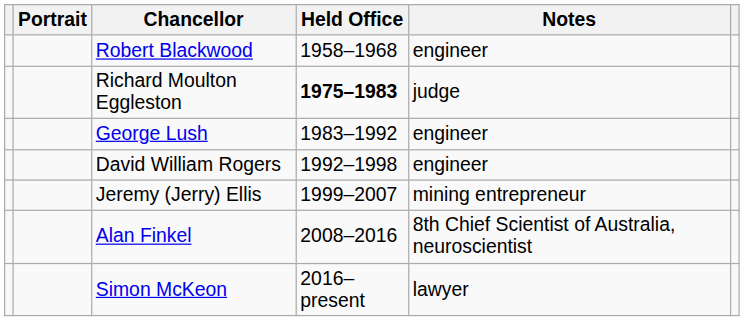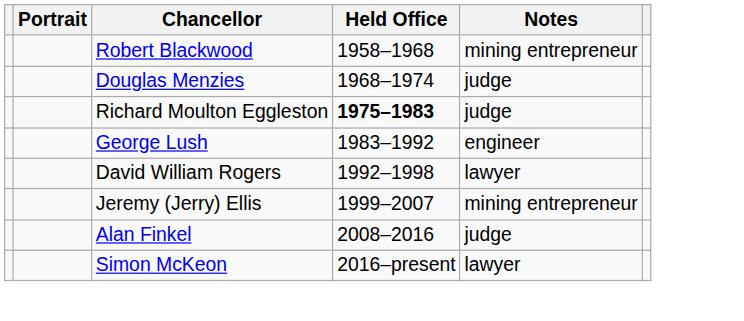(450, 50) engineer -> (551, 50) mining entrepreneur
+ row: (170, 81)
(450, 164) engineer -> (492, 173) lawyer
(544, 236) 8th Chief Scientist of Australia, neuroscientist -> (488, 234) judge
